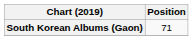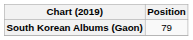(167, 27) 71 -> (167, 27) 79
